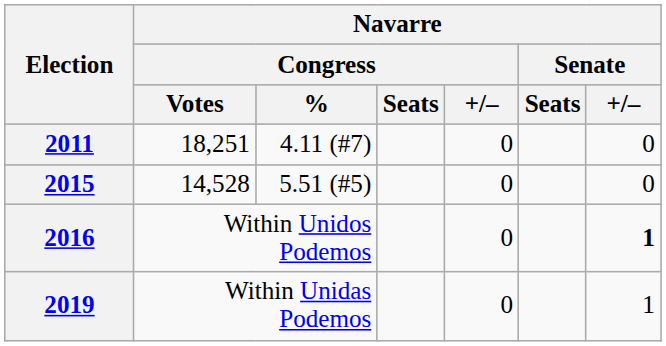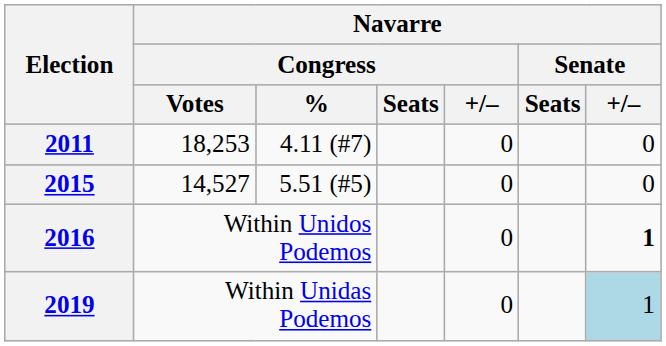(215, 143) 18,251 -> (215, 143) 18,253
(215, 183) 14,528 -> (215, 183) 14,527
(649, 305) no background -> (649, 305) lightblue background
